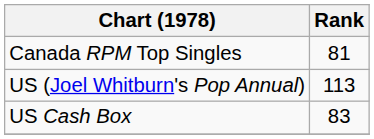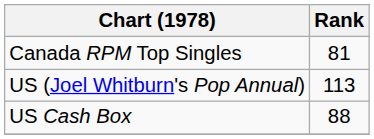(339, 117) 83 -> (339, 117) 88
